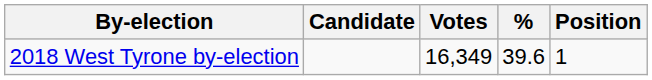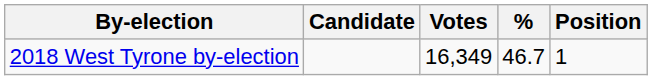(524, 56) 39.6 -> (524, 56) 46.7
